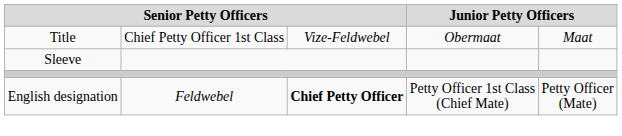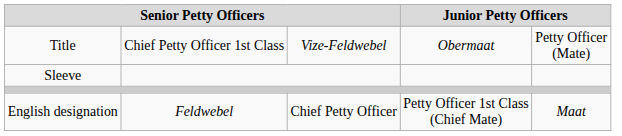(578, 37) Maat -> (571, 45) Petty Officer (Mate)
(347, 96) bold -> (344, 111) normal
(578, 96) Petty Officer (Mate) -> (571, 111) Maat
